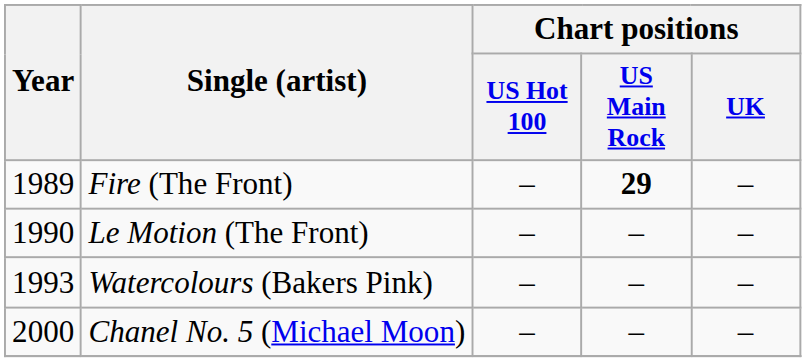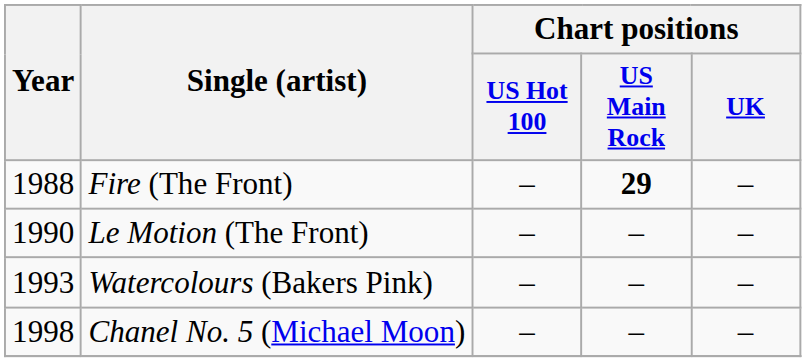(43, 183) 1989 -> (43, 183) 1988
(43, 331) 2000 -> (43, 331) 1998
